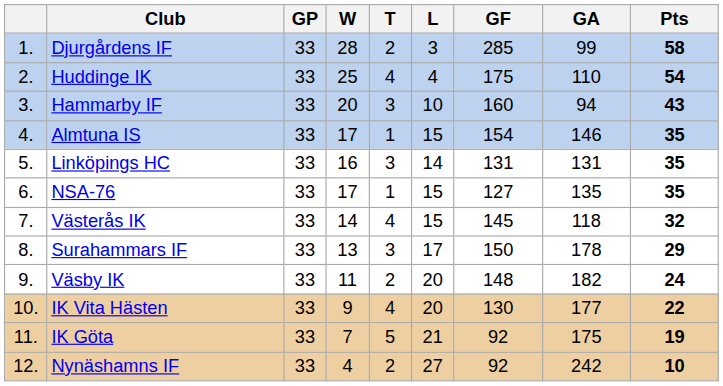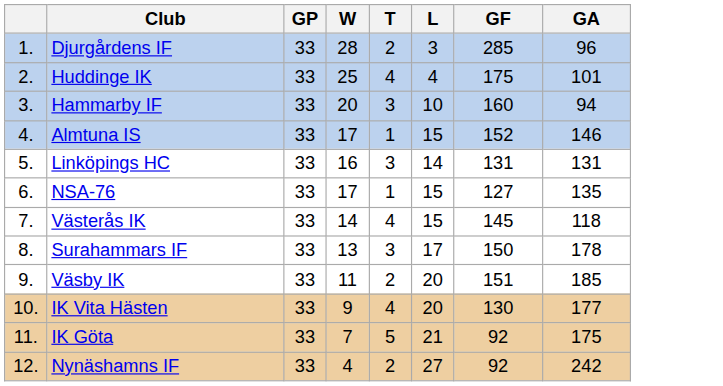- column: (675, 18)
(586, 47) 99 -> (586, 47) 96
(586, 76) 110 -> (586, 76) 101
(498, 134) 154 -> (498, 134) 152
(498, 279) 148 -> (498, 279) 151
(586, 279) 182 -> (586, 279) 185
